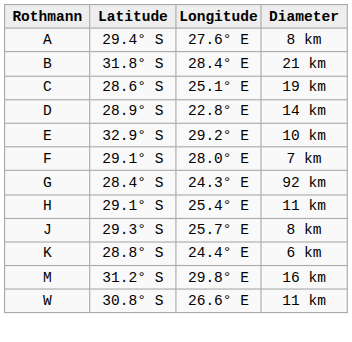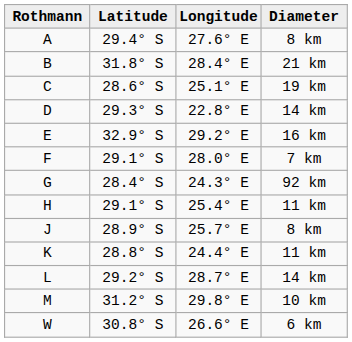(133, 111) 28.9° S -> (133, 111) 29.3° S
(304, 135) 10 km -> (304, 135) 16 km
(133, 230) 29.3° S -> (133, 230) 28.9° S
(304, 254) 6 km -> (304, 254) 11 km
+ row: (47, 277)
(304, 277) 16 km -> (304, 301) 10 km
(304, 301) 11 km -> (304, 325) 6 km
